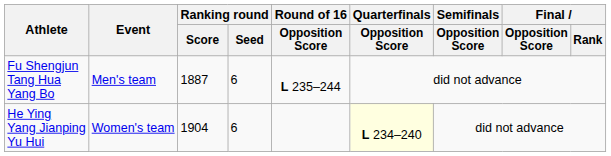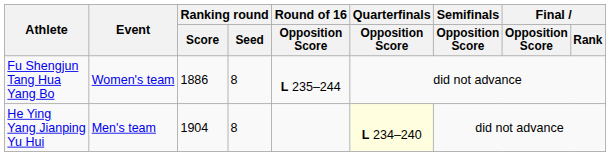(124, 80) Men's team -> (133, 80) Women's team
(194, 80) 1887 -> (194, 80) 1886
(234, 80) 6 -> (234, 80) 8
(133, 128) Women's team -> (124, 128) Men's team
(234, 128) 6 -> (234, 128) 8
